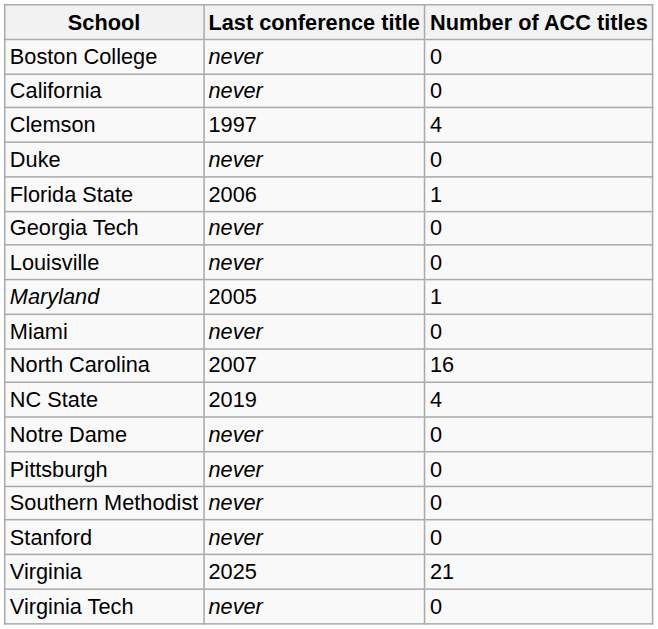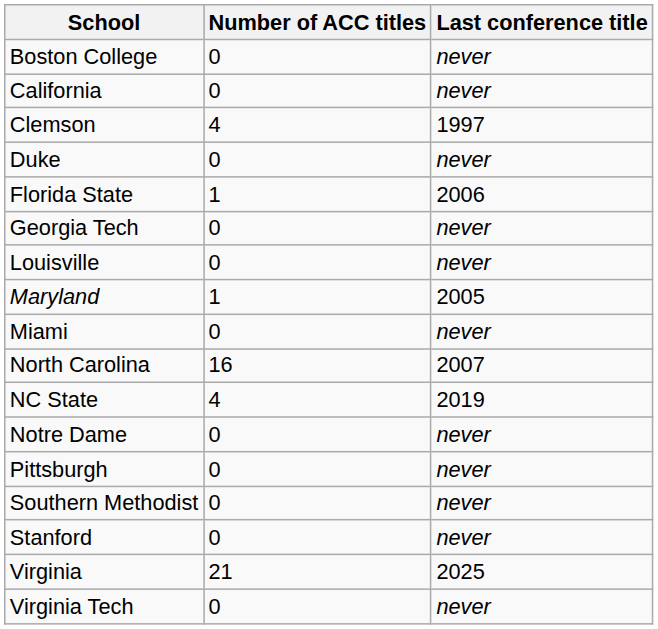columns swapped: (314, 22) <-> (539, 22)
